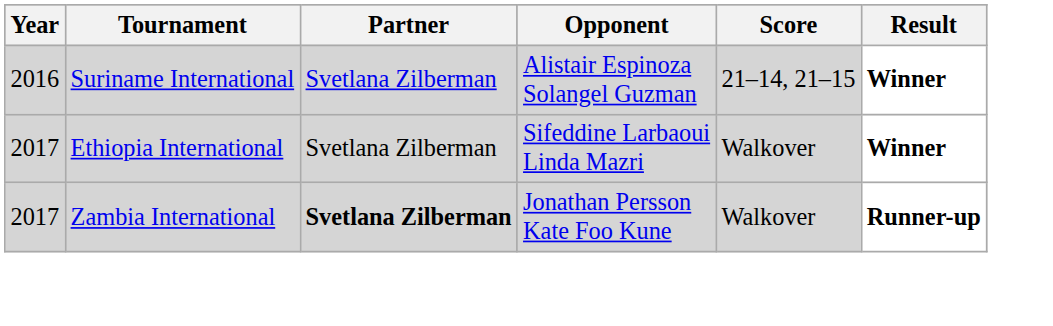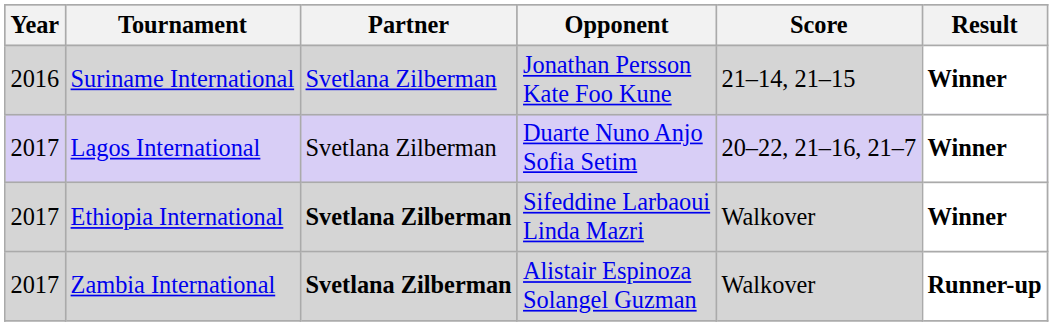(610, 79) Alistair Espinoza Solangel Guzman -> (607, 79) Jonathan Persson Kate Foo Kune
+ row: (165, 148)
(401, 148) normal -> (409, 217) bold
(607, 217) Jonathan Persson Kate Foo Kune -> (610, 286) Alistair Espinoza Solangel Guzman
